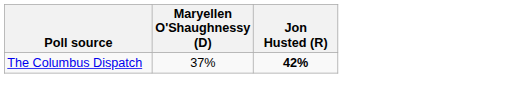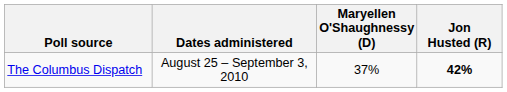+ column: (234, 42)
